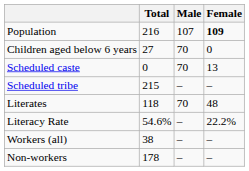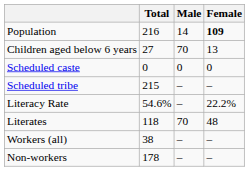(185, 31) 107 -> (182, 31) 14
(209, 49) 0 -> (212, 49) 13
(182, 67) 70 -> (180, 67) 0
(212, 67) 13 -> (209, 67) 0
rows swapped: (27, 103) <-> (38, 121)
